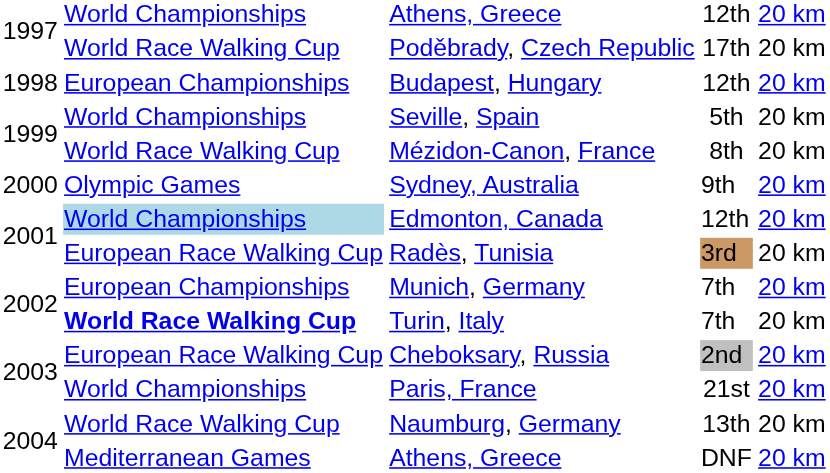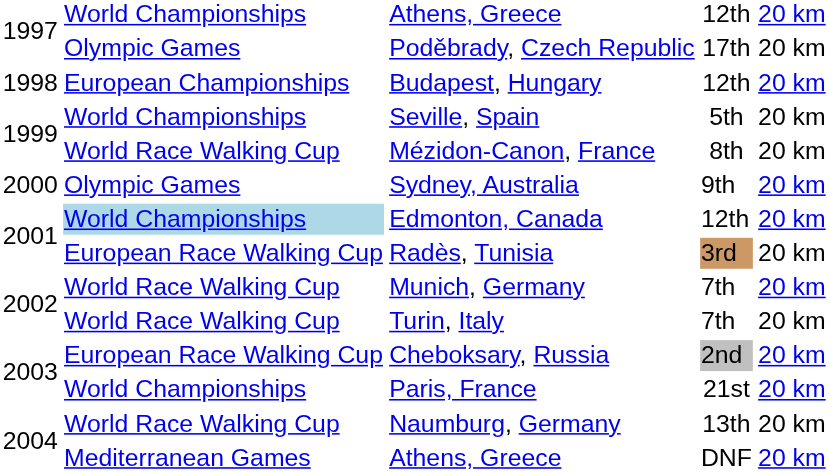(202, 48) World Race Walking Cup -> (152, 48) Olympic Games
(207, 287) European Championships -> (202, 287) World Race Walking Cup
(210, 321) bold -> (202, 321) normal
